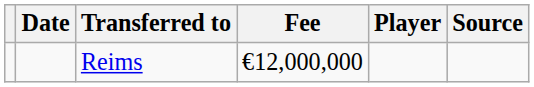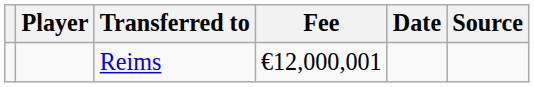columns swapped: (408, 23) <-> (46, 23)
(303, 61) €12,000,000 -> (321, 61) €12,000,001
